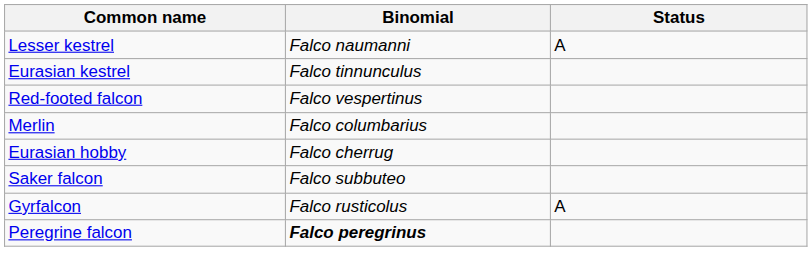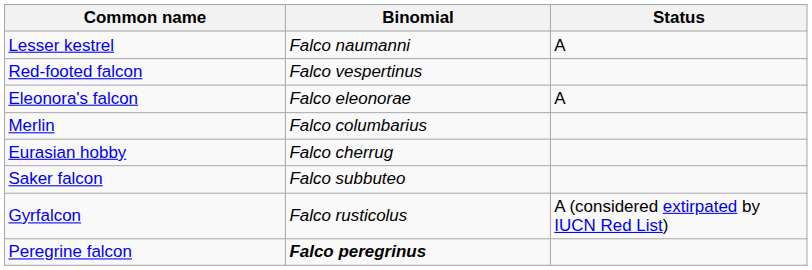- row: (69, 71)
+ row: (73, 98)
(560, 206) A -> (657, 215) A (considered extirpated by IUCN Red List)
